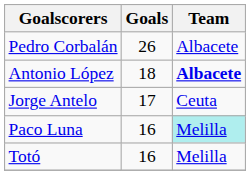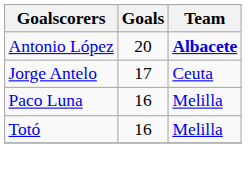- row: (63, 45)
(147, 73) 18 -> (143, 45) 20
(201, 128) paleturquoise background -> (198, 101) no background
